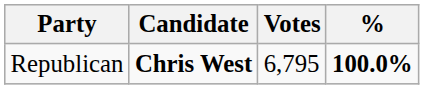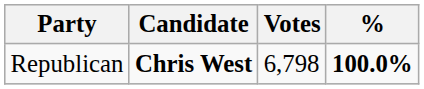(292, 63) 6,795 -> (292, 63) 6,798
